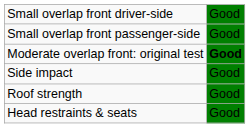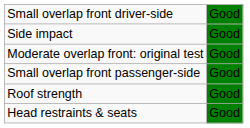rows swapped: (104, 34) <-> (40, 73)
(226, 53) bold -> (225, 53) normal
